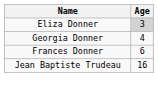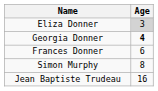(142, 39) normal -> (142, 39) bold
+ row: (68, 66)
